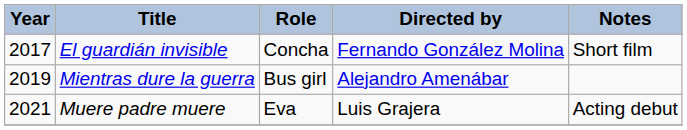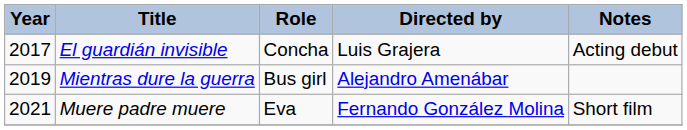(451, 49) Fernando González Molina -> (389, 49) Luis Grajera
(613, 49) Short film -> (625, 49) Acting debut
(389, 109) Luis Grajera -> (451, 109) Fernando González Molina
(625, 109) Acting debut -> (613, 109) Short film
